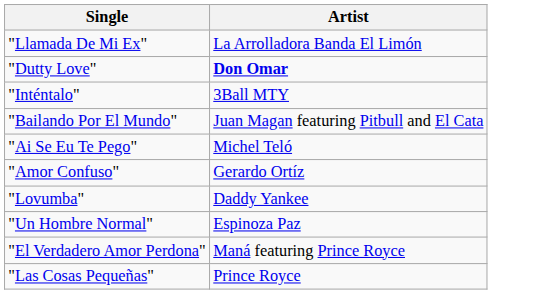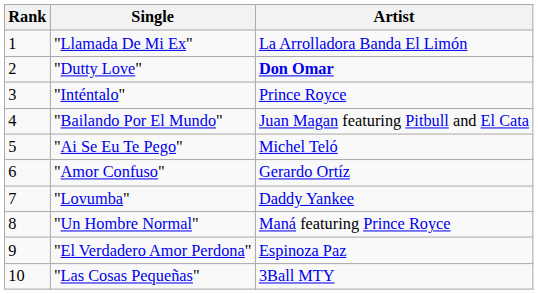+ column: (27, 17)
(251, 95) 3Ball MTY -> (303, 95) Prince Royce
(257, 224) Espinoza Paz -> (355, 224) Maná featuring Prince Royce
(309, 250) Maná featuring Prince Royce -> (303, 250) Espinoza Paz
(257, 276) Prince Royce -> (297, 276) 3Ball MTY
